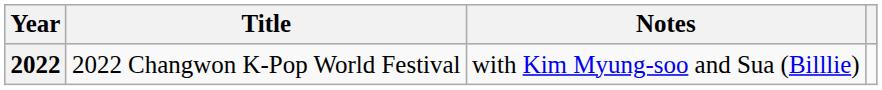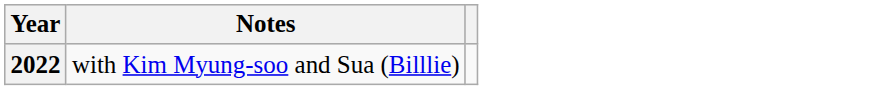- column: (266, 24)
